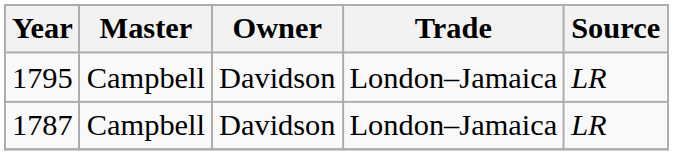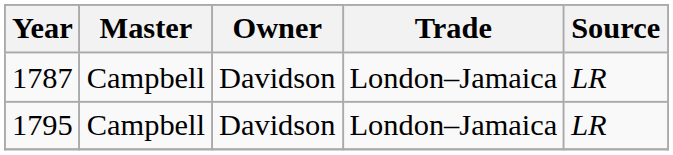rows swapped: (42, 125) <-> (42, 76)
